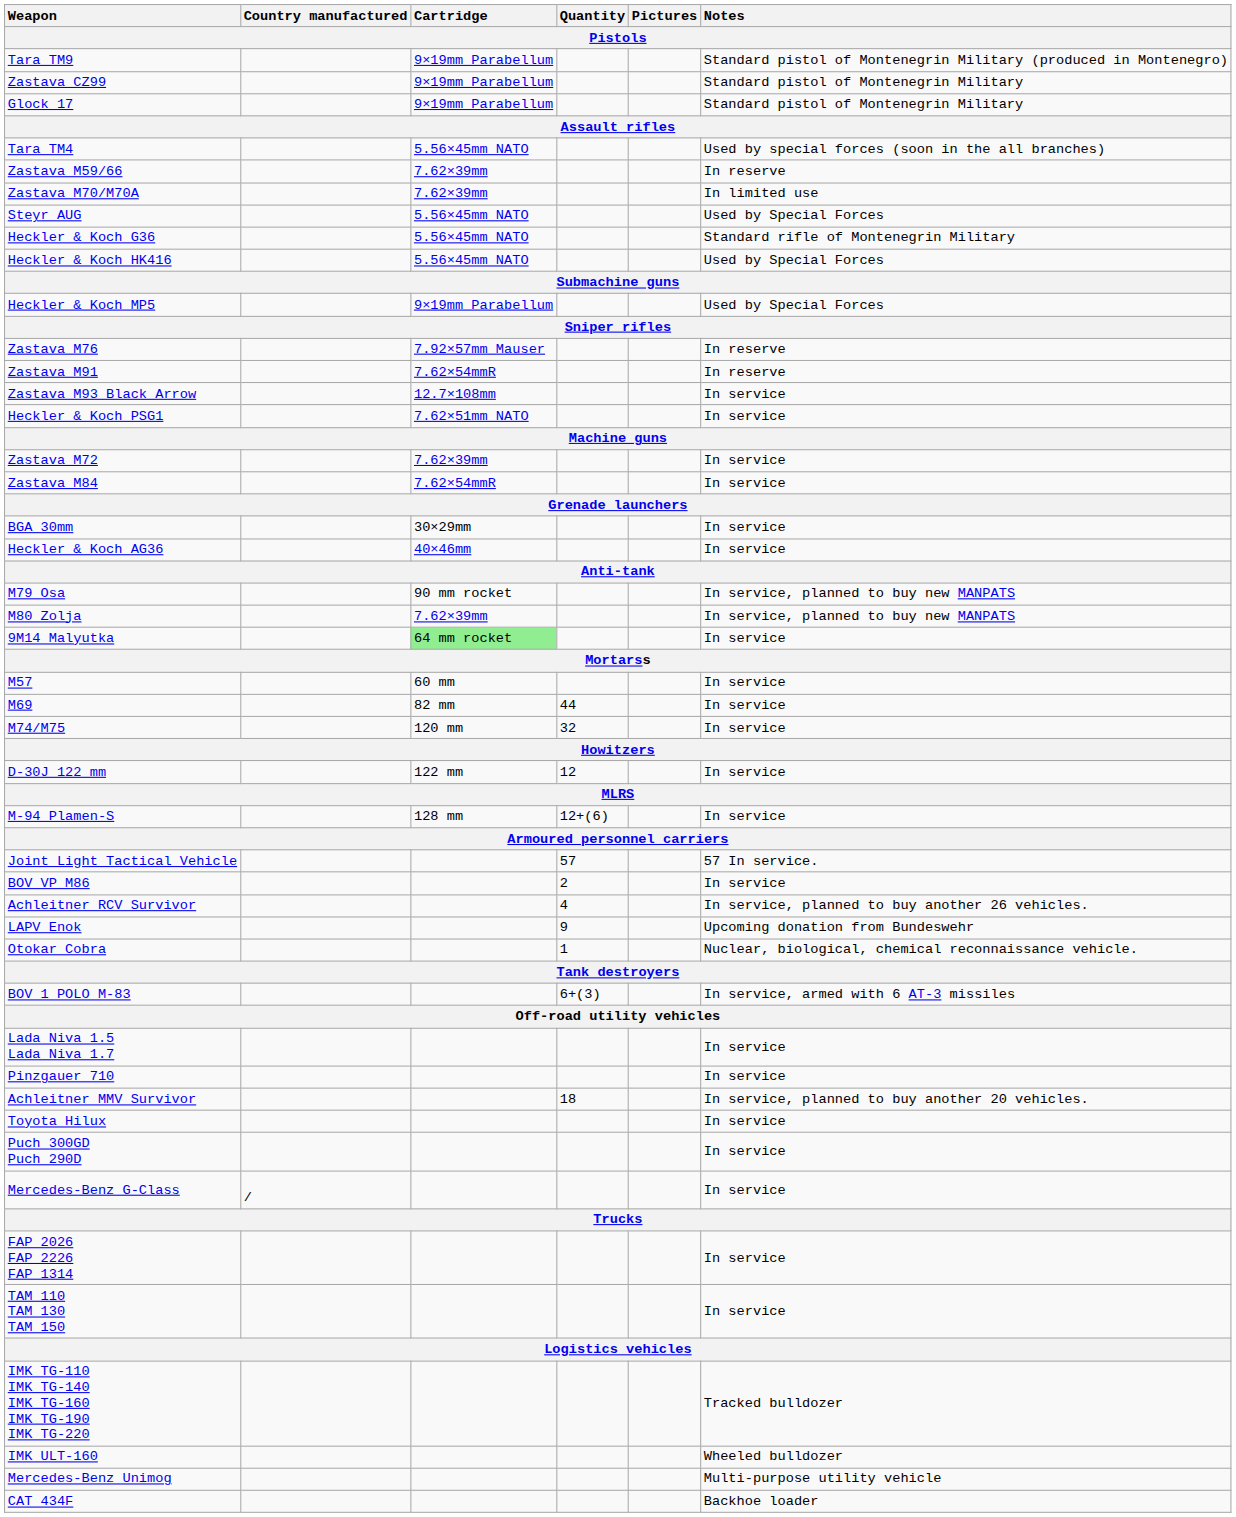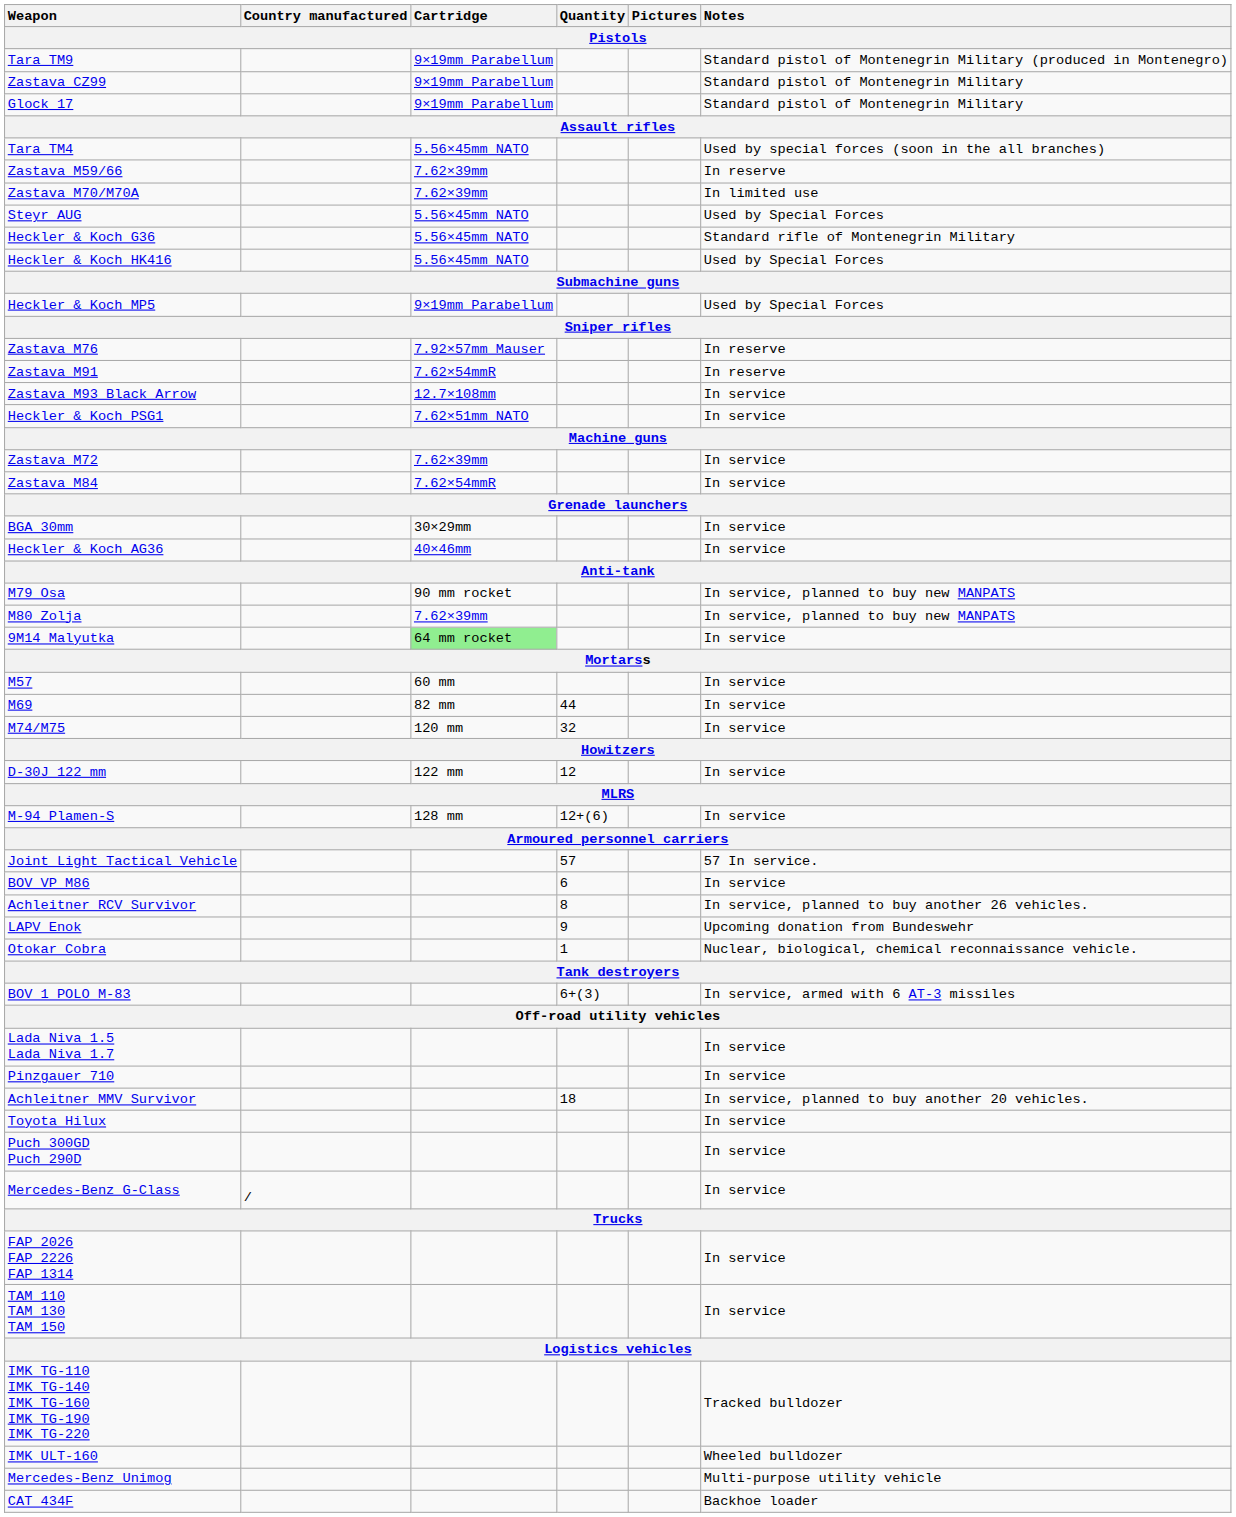(564, 883) 2 -> (564, 883) 6
(564, 906) 4 -> (564, 906) 8
